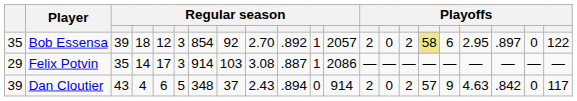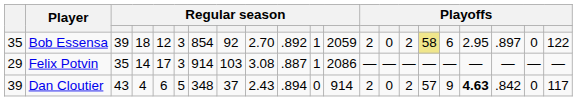(342, 42) 2057 -> (342, 42) 2059
(476, 85) normal -> (476, 85) bold
